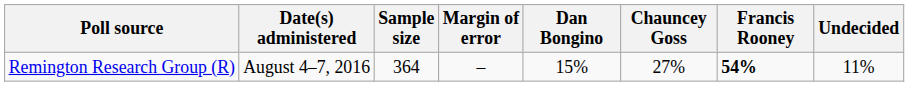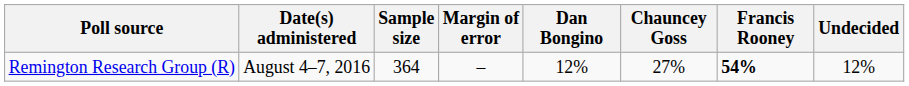(572, 66) 15% -> (572, 66) 12%
(859, 66) 11% -> (859, 66) 12%
